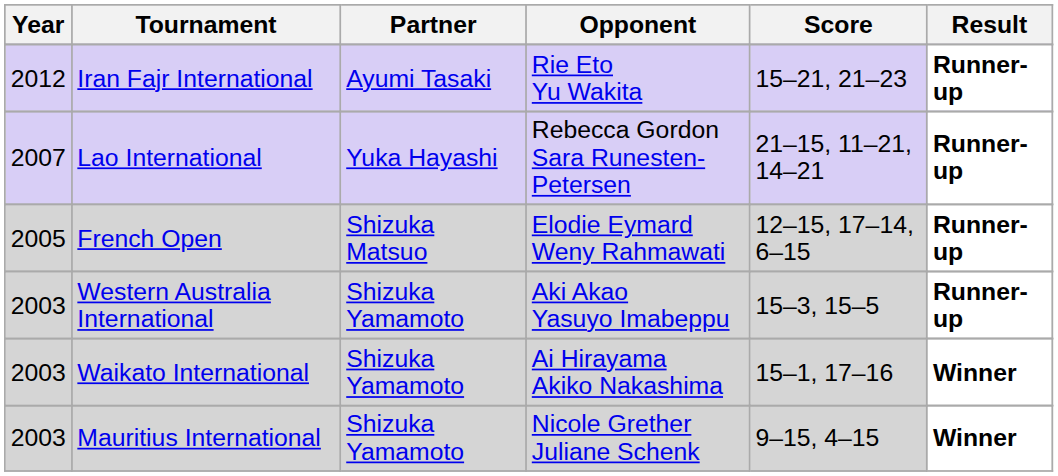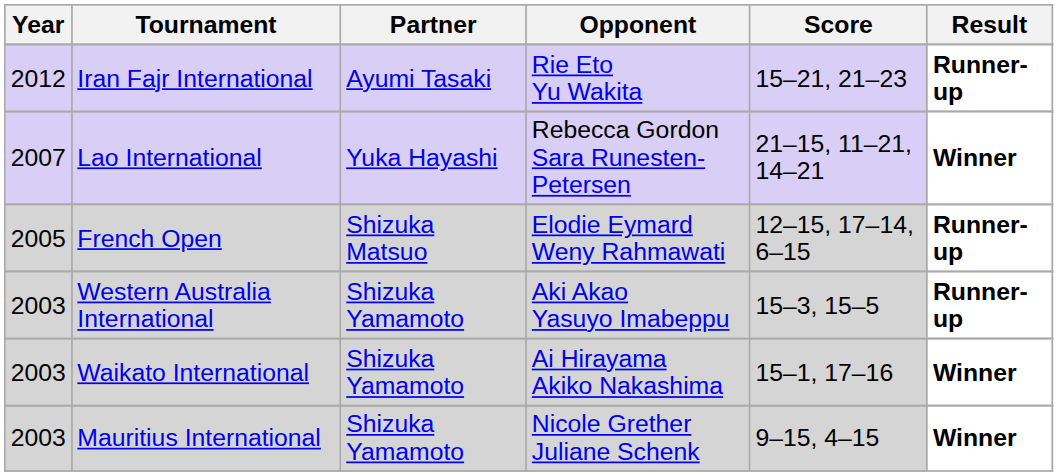(980, 158) Runner-up -> (975, 158) Winner
